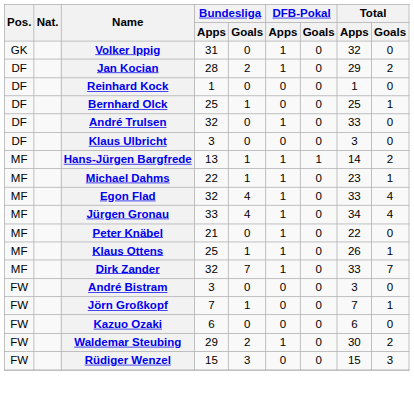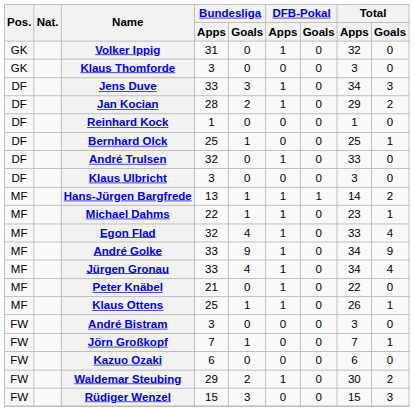+ row: (128, 68)
+ row: (128, 86)
+ row: (128, 251)
- row: (128, 269)
